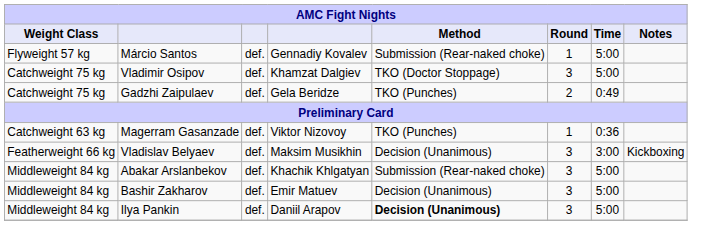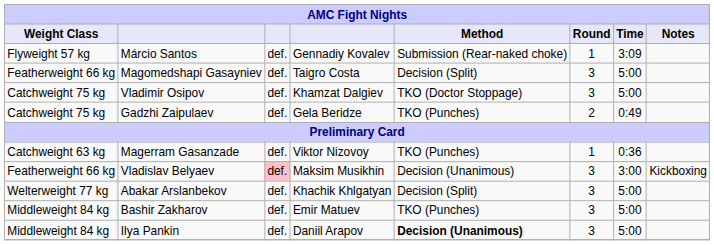(607, 53) 5:00 -> (630, 53) 3:09
+ row: (191, 73)
(255, 151) no background -> (277, 171) pink background
(58, 171) Middleweight 84 kg -> (58, 191) Welterweight 77 kg
(460, 171) Submission (Rear-naked choke) -> (437, 191) Decision (Split)
(433, 191) Decision (Unanimous) -> (438, 210) TKO (Punches)
